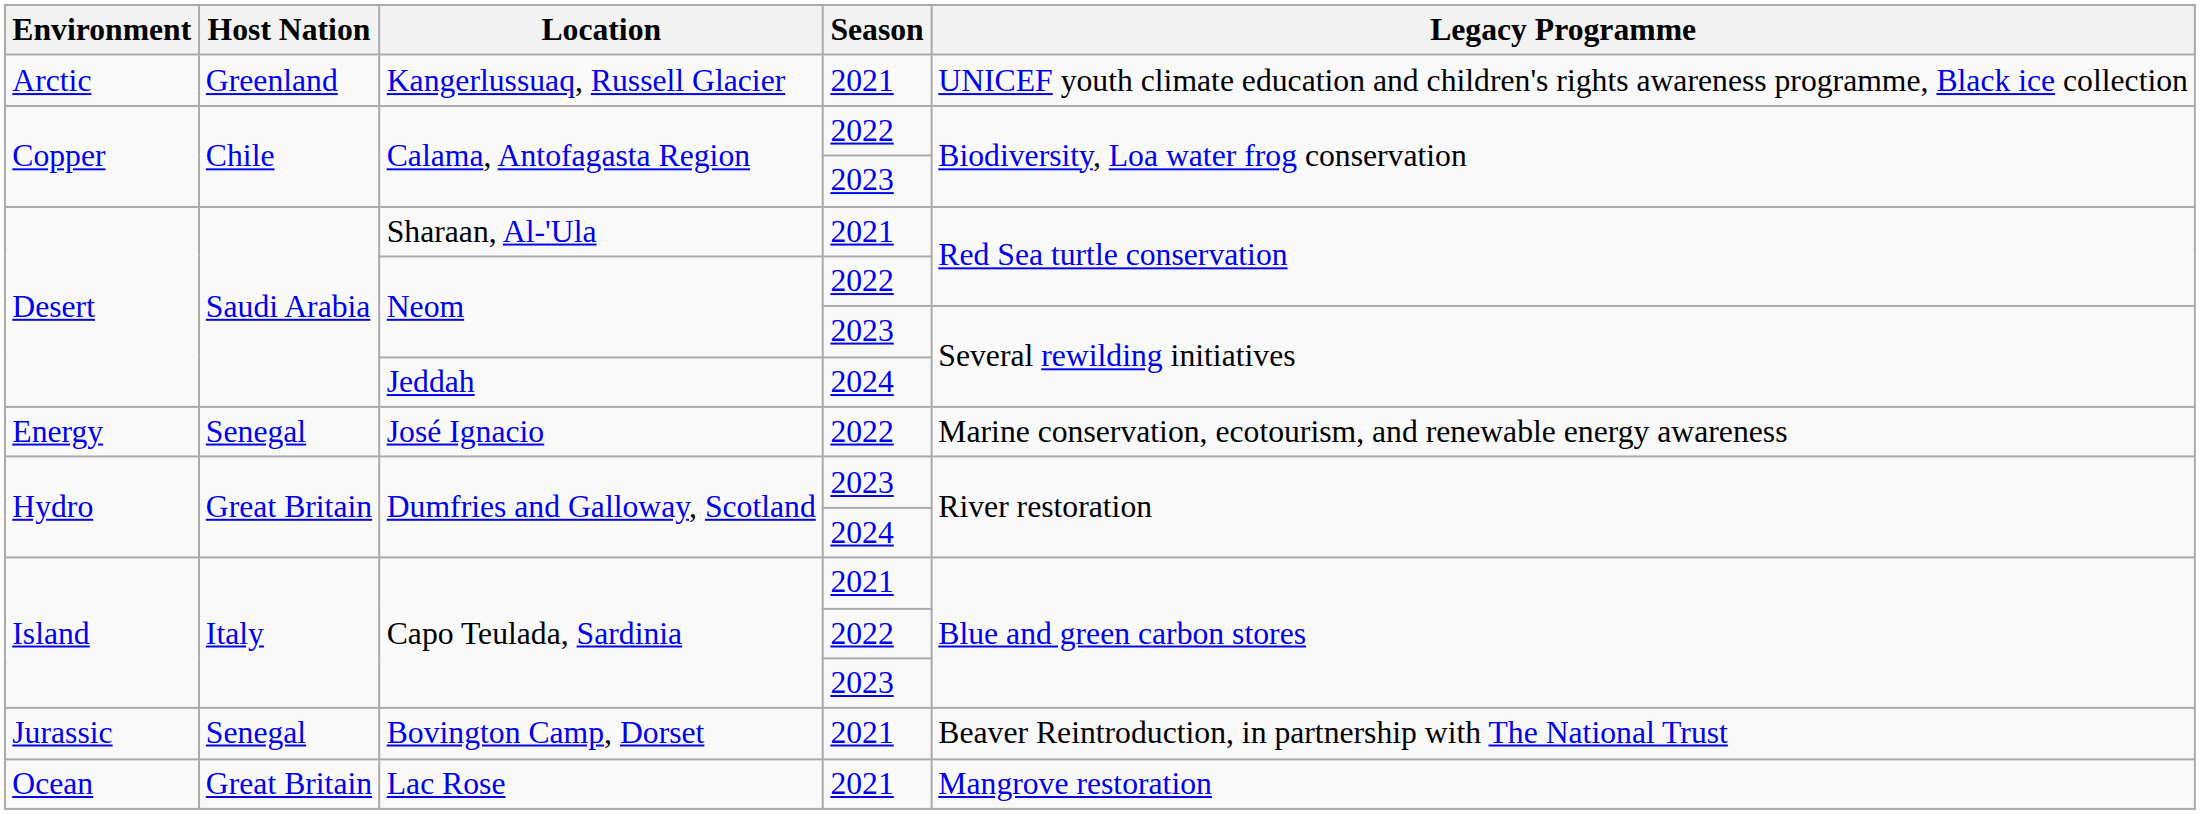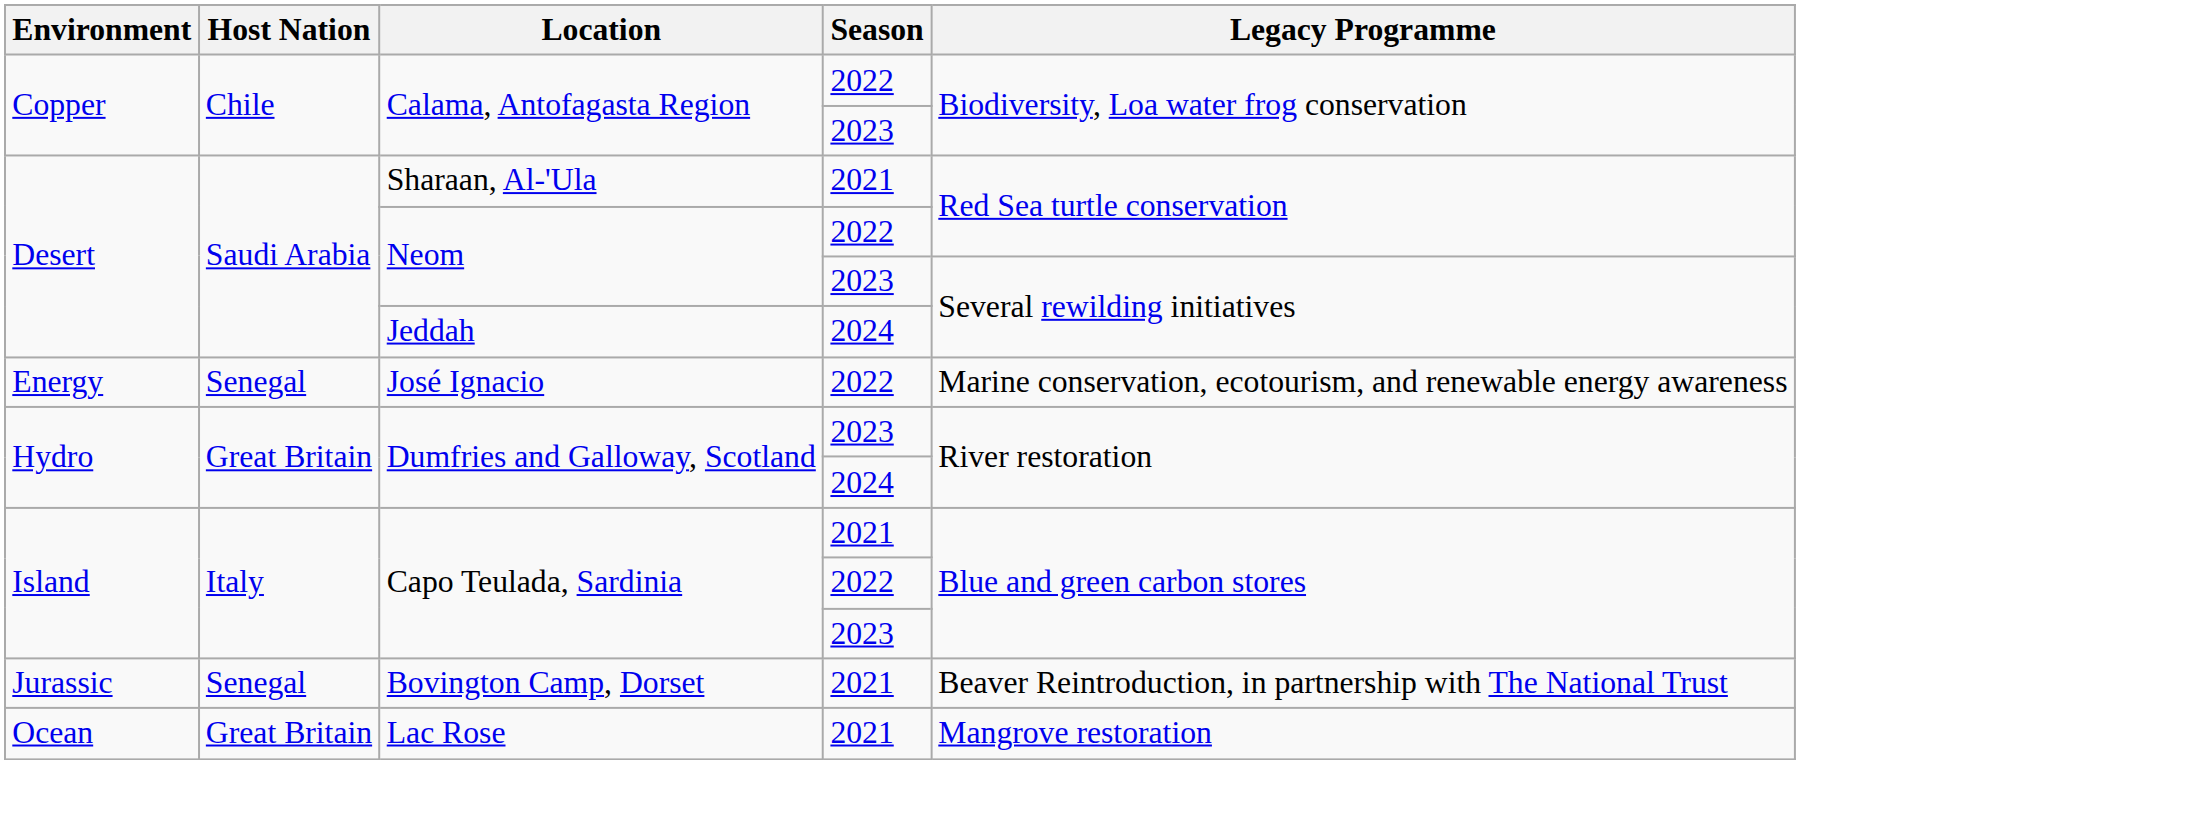- row: (586, 79)
